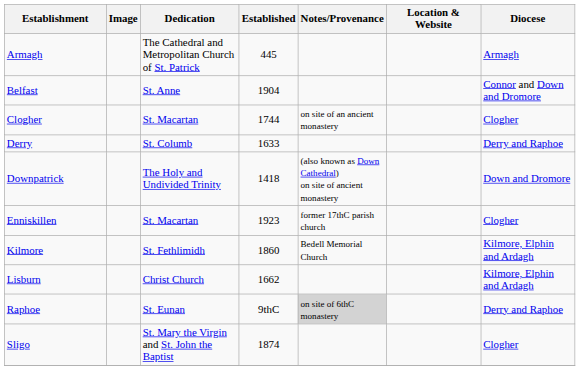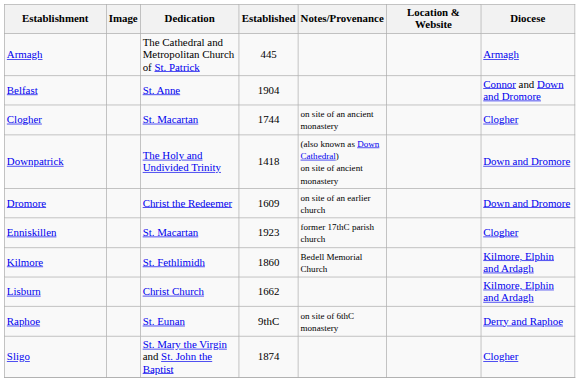- row: (20, 143)
+ row: (26, 203)
(327, 309) lightgrey background -> (327, 322) no background
